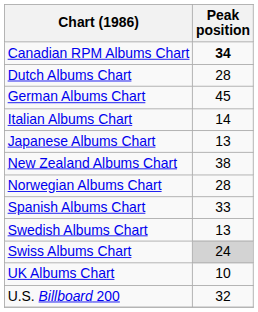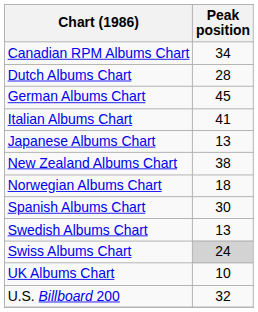(223, 53) bold -> (223, 53) normal
(223, 119) 14 -> (223, 119) 41
(223, 185) 28 -> (223, 185) 18
(223, 207) 33 -> (223, 207) 30
